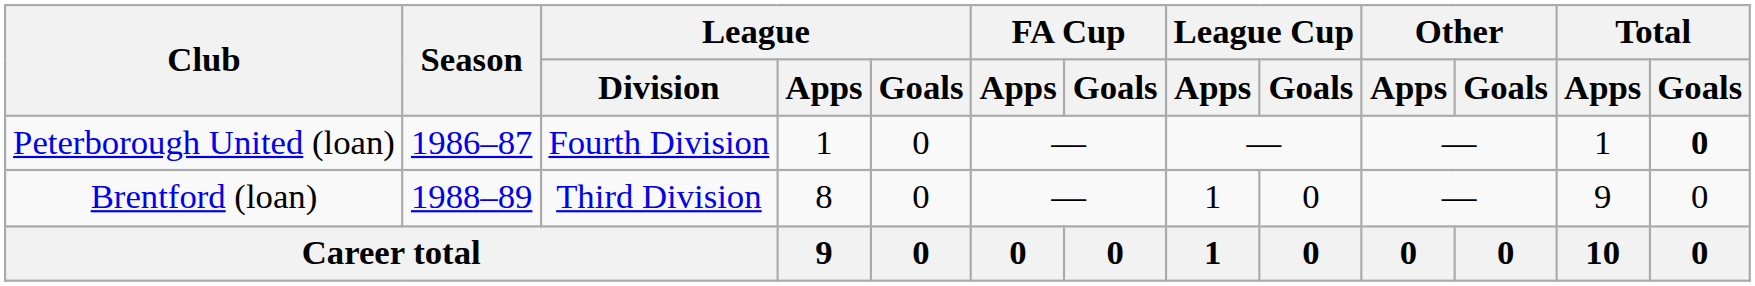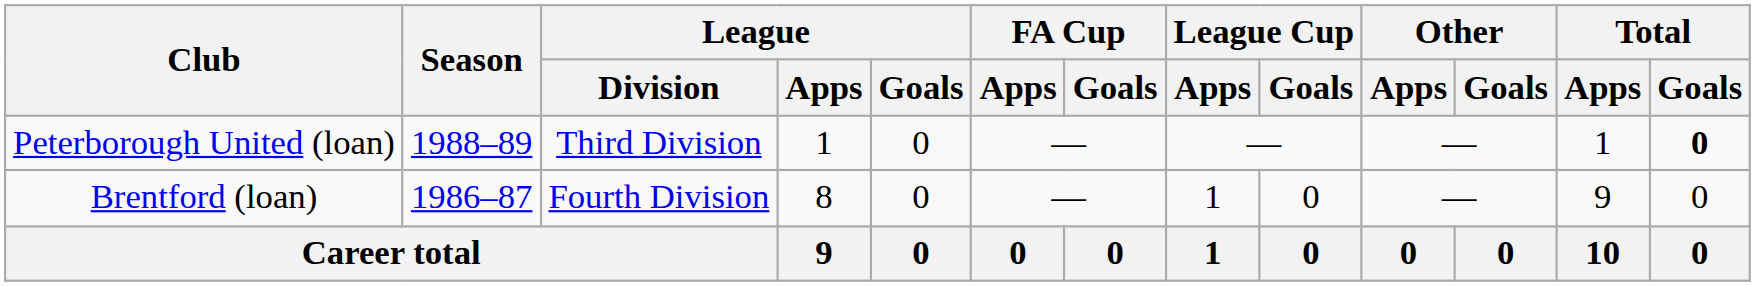(472, 142) 1986–87 -> (472, 142) 1988–89
(659, 142) Fourth Division -> (659, 142) Third Division
(472, 197) 1988–89 -> (472, 197) 1986–87
(659, 197) Third Division -> (659, 197) Fourth Division
